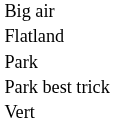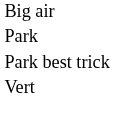- row: (34, 36)
